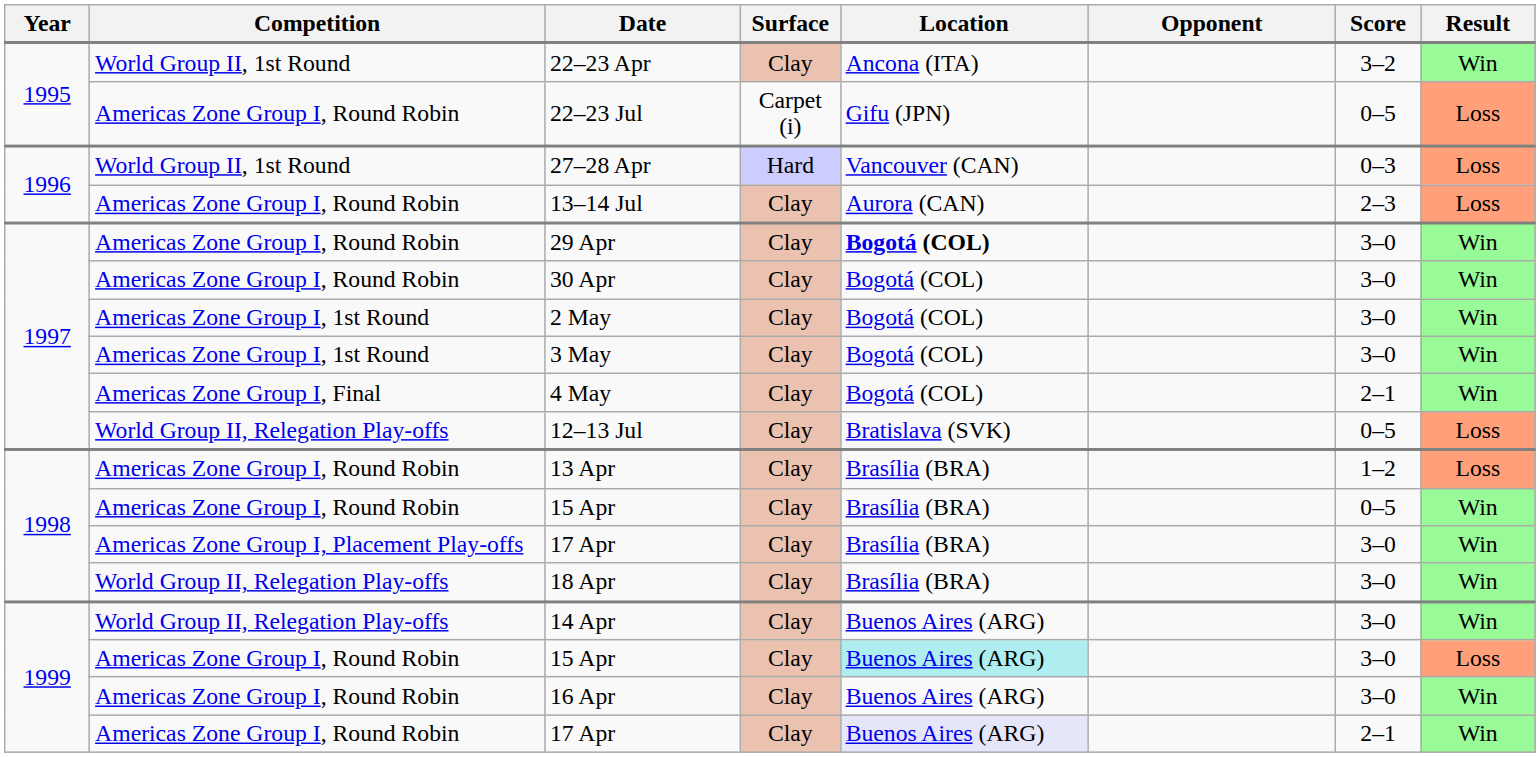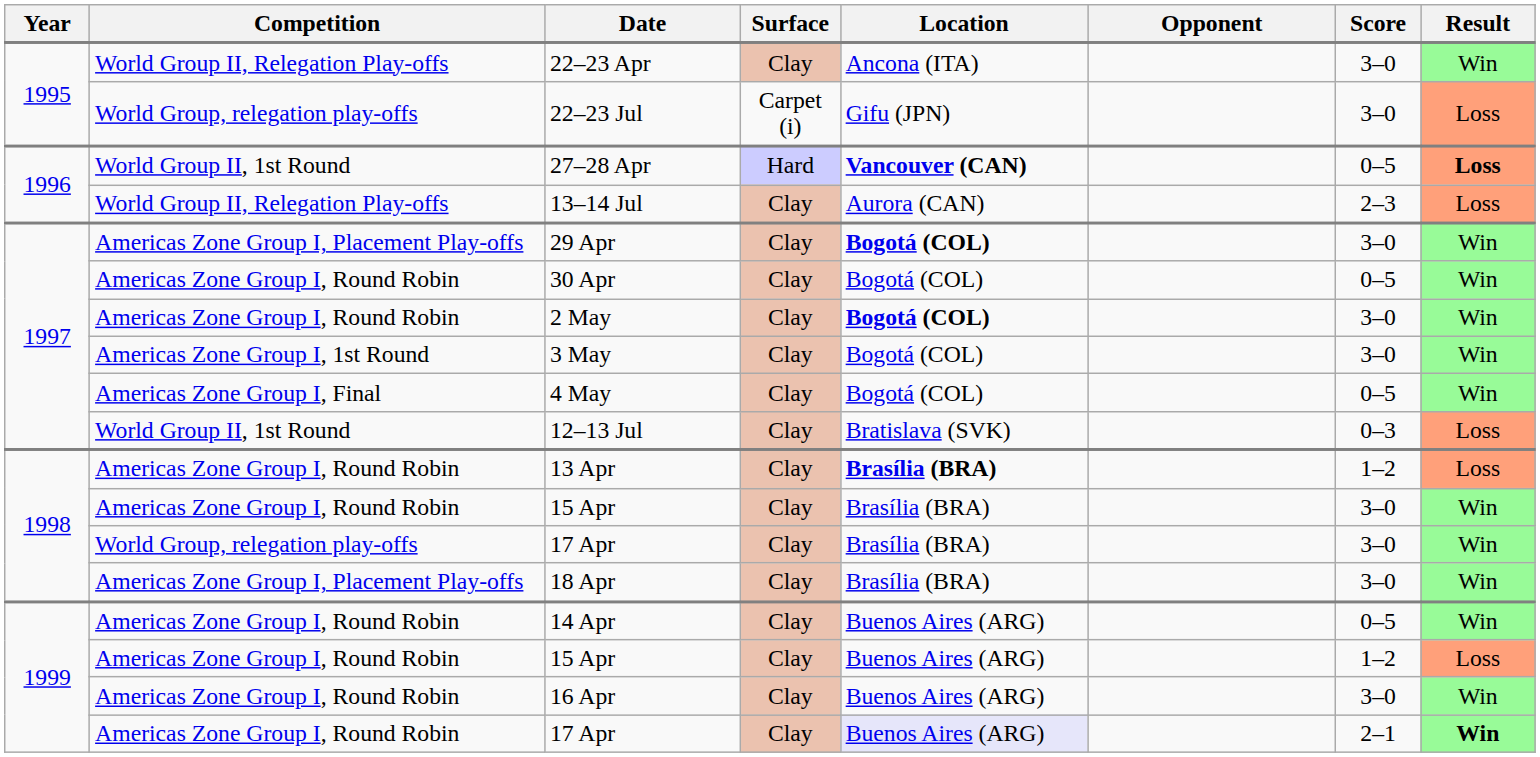(223, 62) World Group II, 1st Round -> (272, 62) World Group II, Relegation Play-offs
(1378, 62) 3–2 -> (1378, 62) 3–0
(277, 113) Americas Zone Group I, Round Robin -> (256, 113) World Group, relegation play-offs
(1378, 113) 0–5 -> (1378, 113) 3–0
(932, 165) normal -> (936, 165) bold
(1378, 165) 0–3 -> (1378, 165) 0–5
(1478, 165) normal -> (1478, 165) bold
(277, 203) Americas Zone Group I, Round Robin -> (272, 203) World Group II, Relegation Play-offs
(277, 242) Americas Zone Group I, Round Robin -> (309, 242) Americas Zone Group I, Placement Play-offs
(1378, 279) 3–0 -> (1378, 279) 0–5
(262, 317) Americas Zone Group I, 1st Round -> (277, 317) Americas Zone Group I, Round Robin
(914, 317) normal -> (918, 317) bold
(1378, 392) 2–1 -> (1378, 392) 0–5
(272, 429) World Group II, Relegation Play-offs -> (223, 429) World Group II, 1st Round
(1378, 429) 0–5 -> (1378, 429) 0–3
(918, 468) normal -> (921, 468) bold
(1378, 506) 0–5 -> (1378, 506) 3–0
(309, 544) Americas Zone Group I, Placement Play-offs -> (256, 544) World Group, relegation play-offs
(272, 581) World Group II, Relegation Play-offs -> (309, 581) Americas Zone Group I, Placement Play-offs
(272, 620) World Group II, Relegation Play-offs -> (277, 620) Americas Zone Group I, Round Robin
(1378, 620) 3–0 -> (1378, 620) 0–5
(945, 658) paleturquoise background -> (945, 658) no background
(1378, 658) 3–0 -> (1378, 658) 1–2
(1478, 733) normal -> (1478, 733) bold
